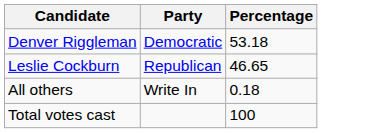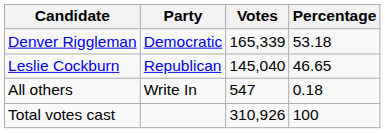+ column: (257, 16)
